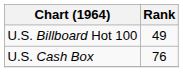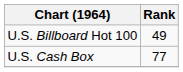(159, 56) 76 -> (159, 56) 77
